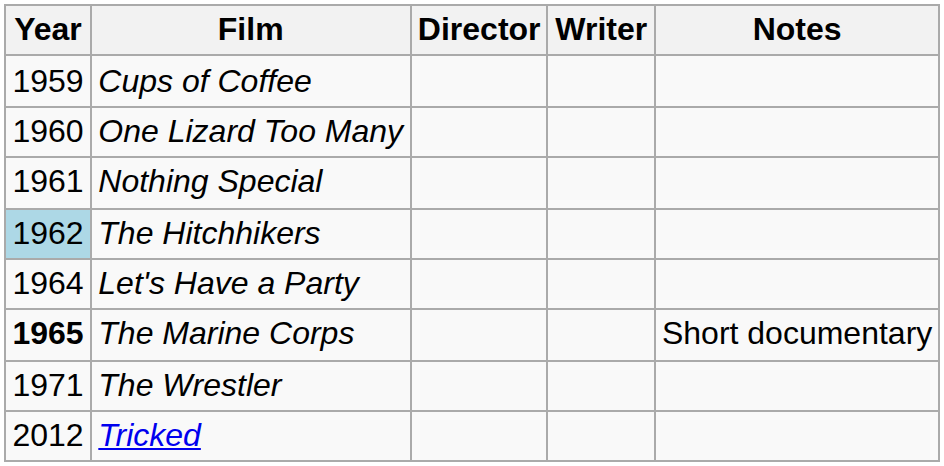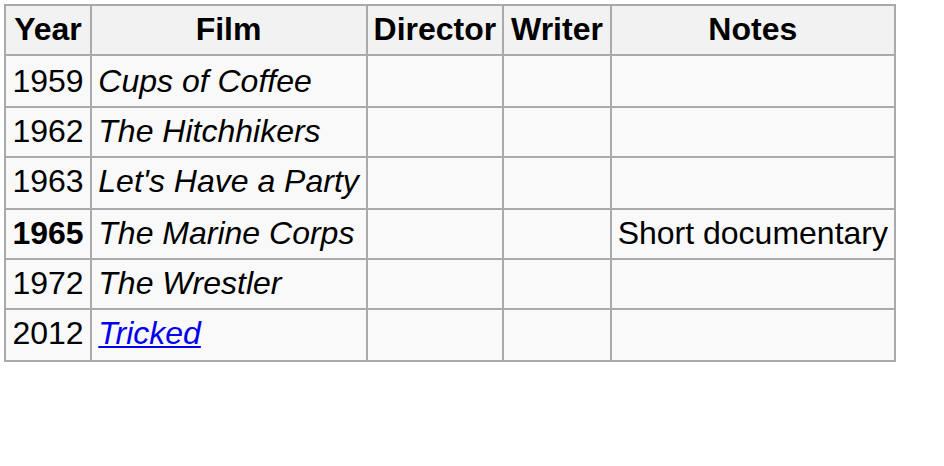- row: (251, 131)
- row: (210, 182)
(48, 232) lightblue background -> (48, 131) no background
(48, 283) 1964 -> (48, 182) 1963
(48, 385) 1971 -> (48, 283) 1972
